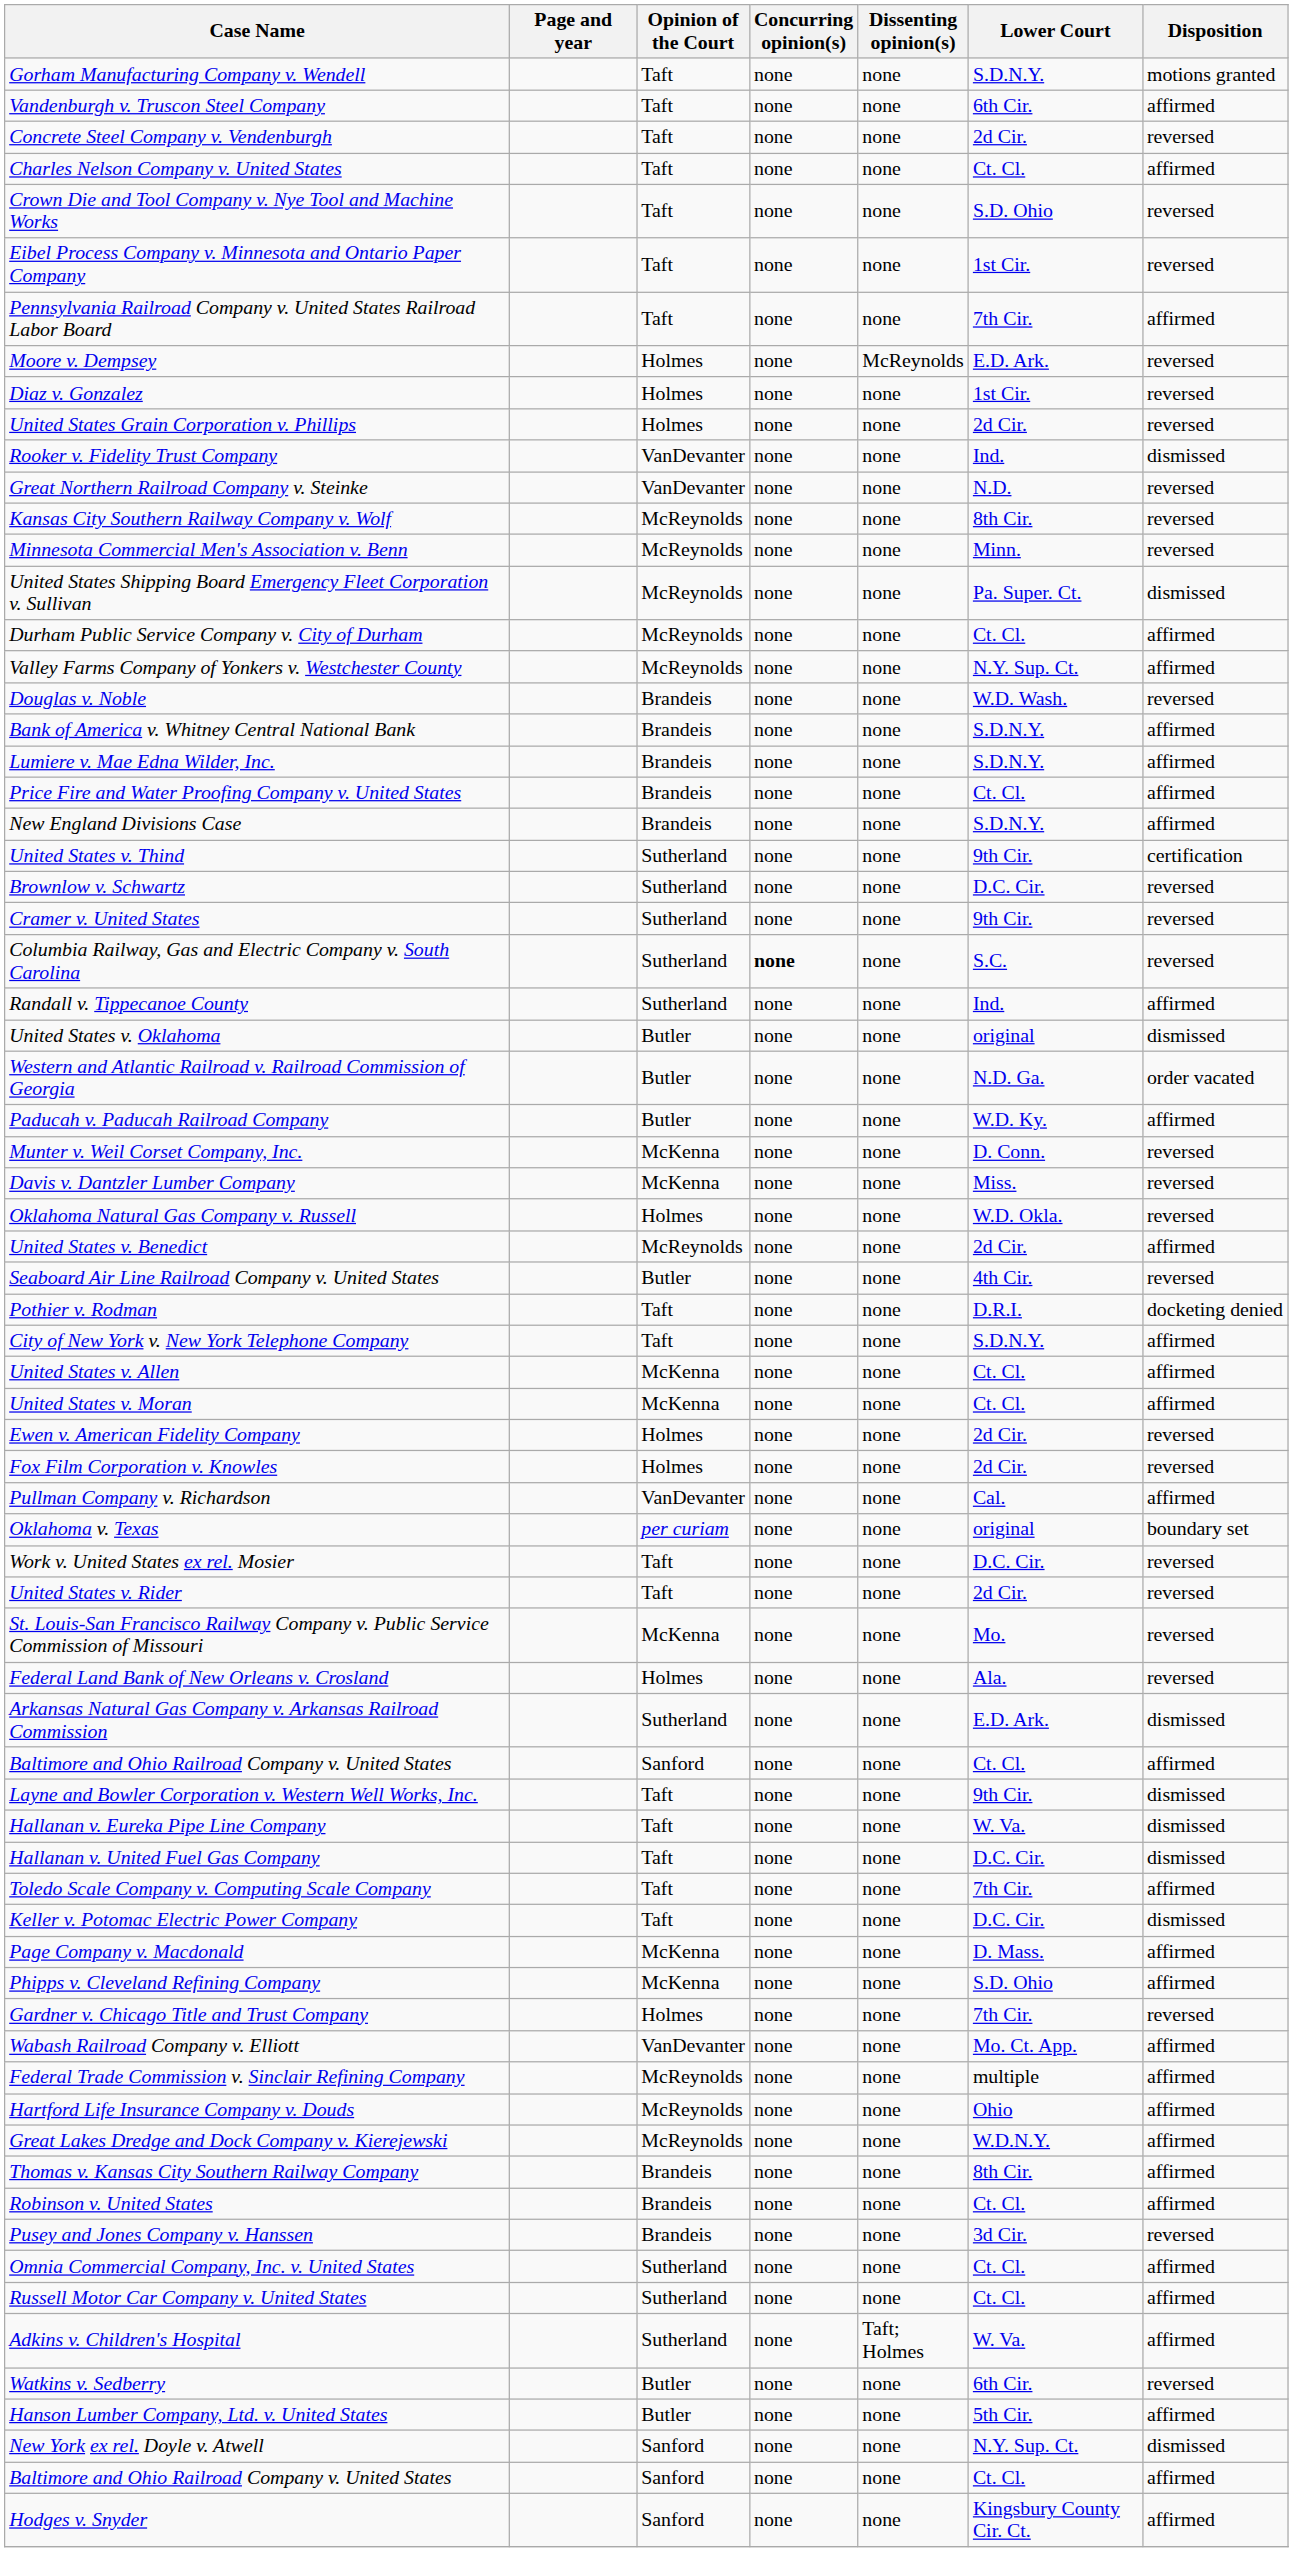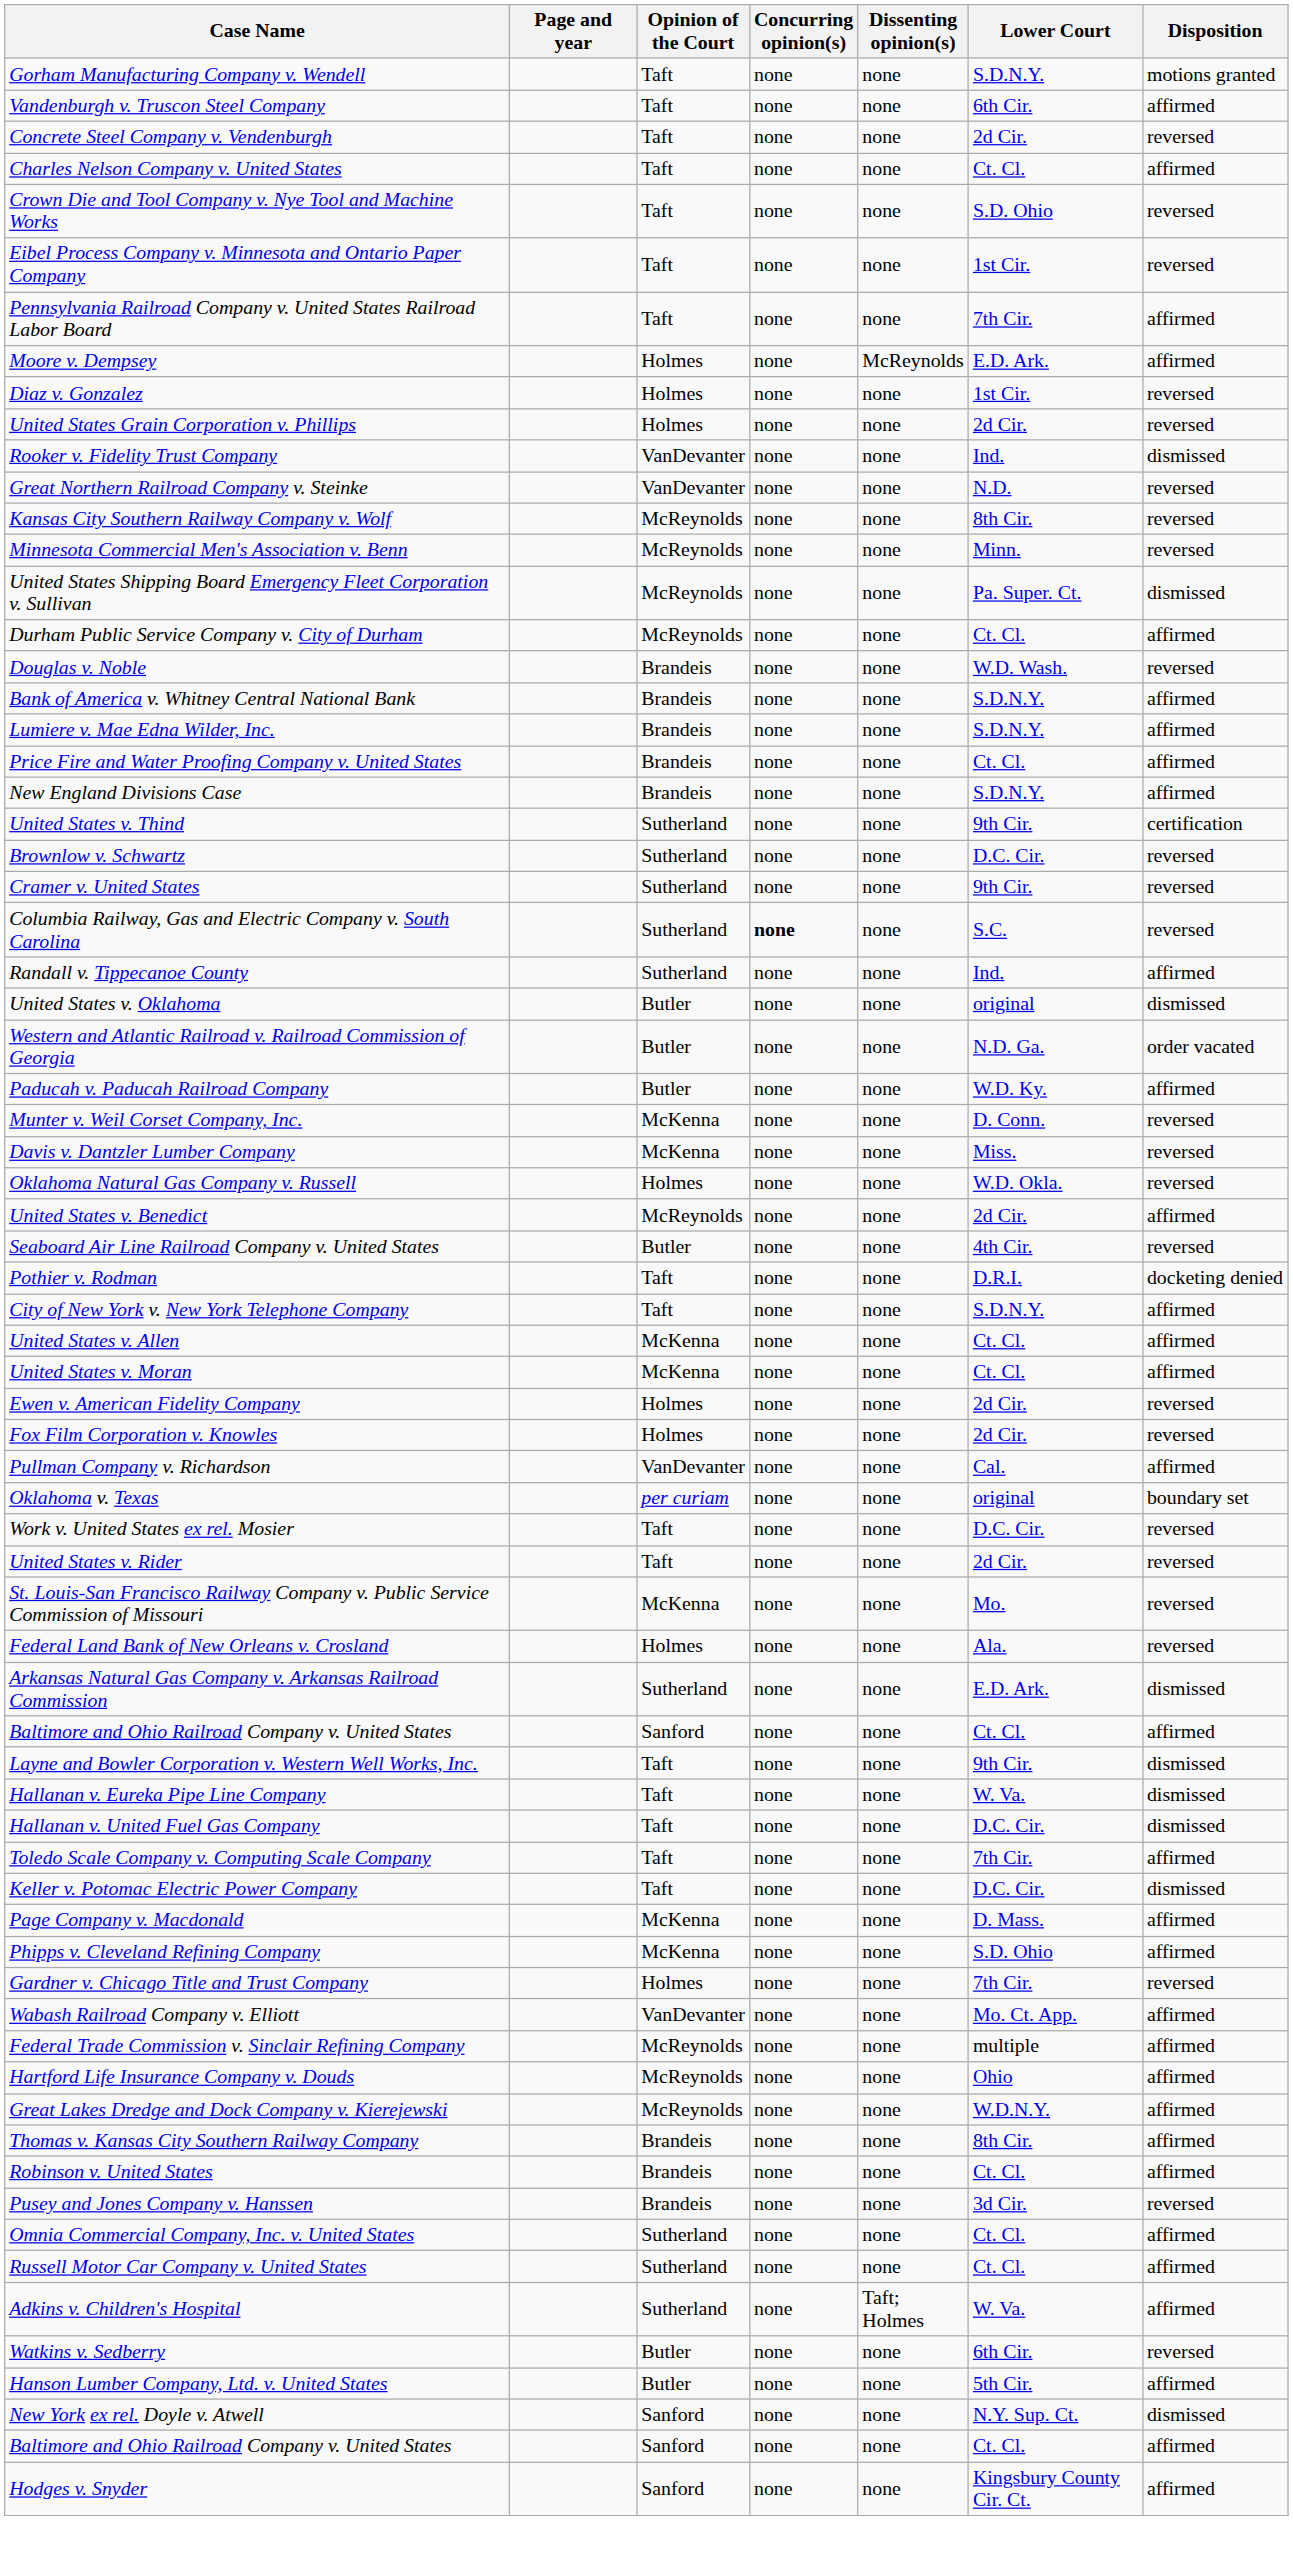(1181, 361) reversed -> (1181, 361) affirmed
- row: (235, 666)
